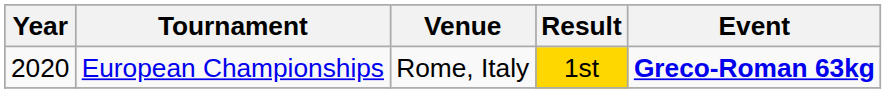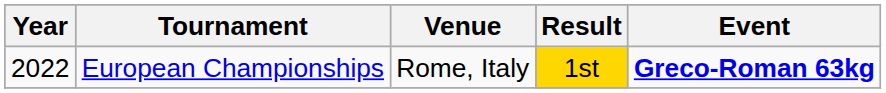(40, 67) 2020 -> (40, 67) 2022
